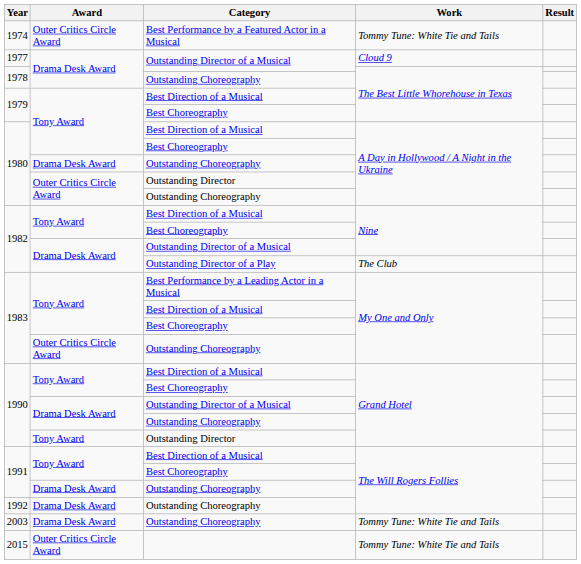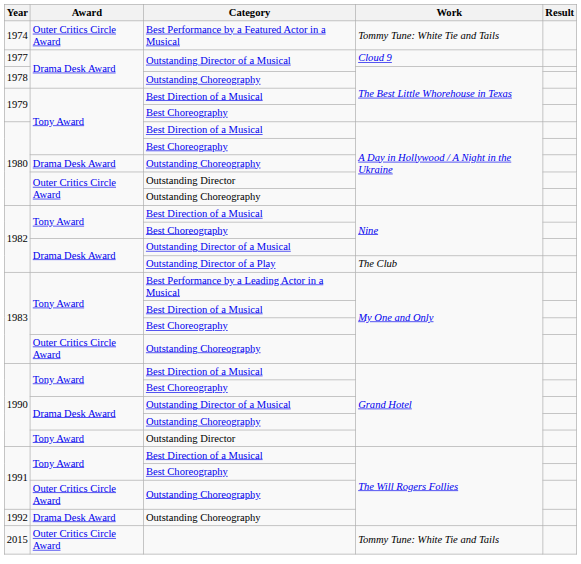(74, 488) Drama Desk Award -> (74, 494) Outer Critics Circle Award
- row: (17, 522)
